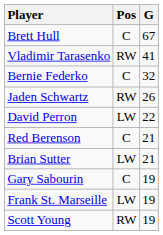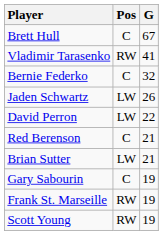(126, 96) RW -> (126, 96) LW
(126, 199) LW -> (126, 199) RW
